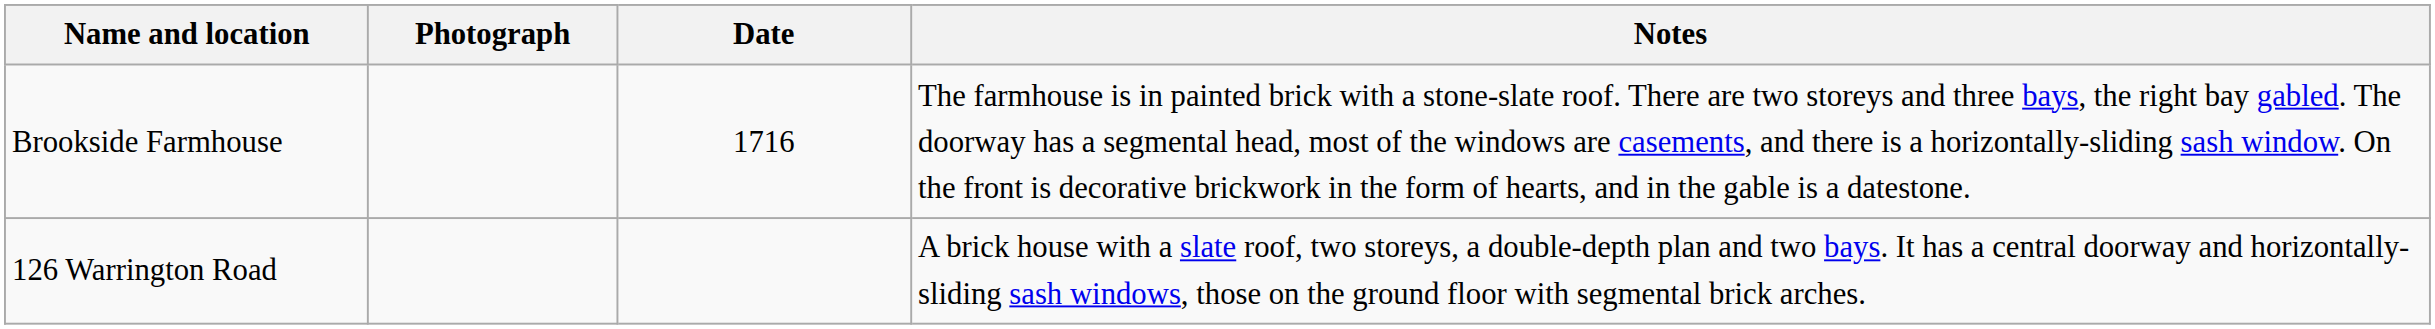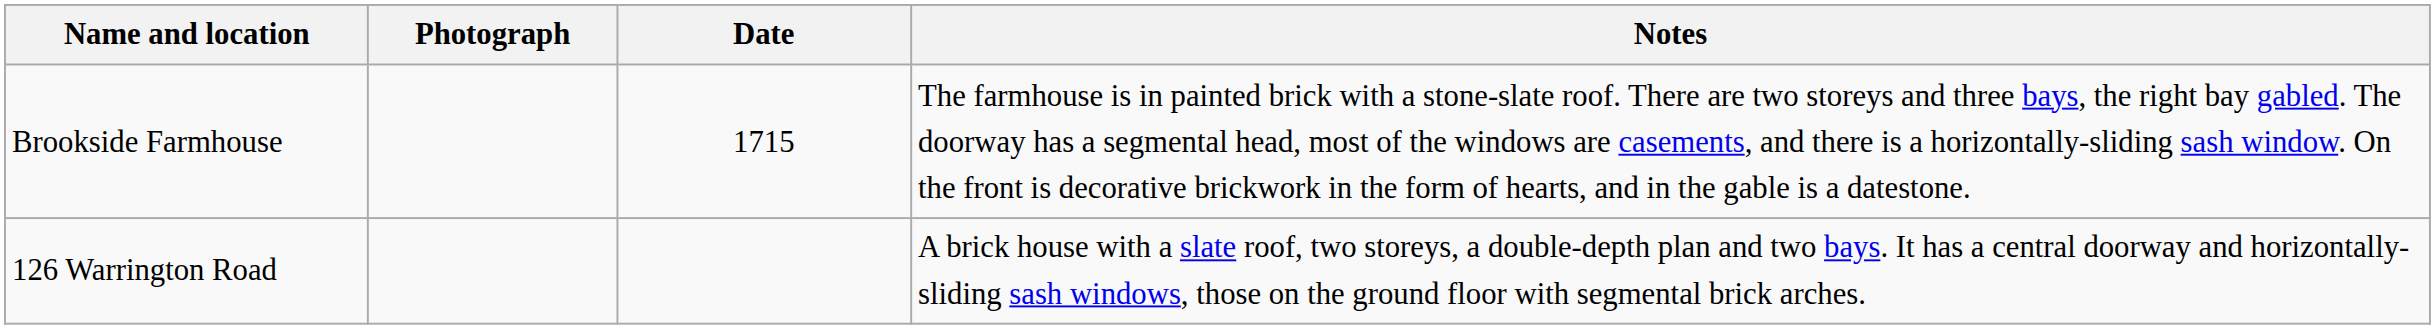(764, 140) 1716 -> (764, 140) 1715
